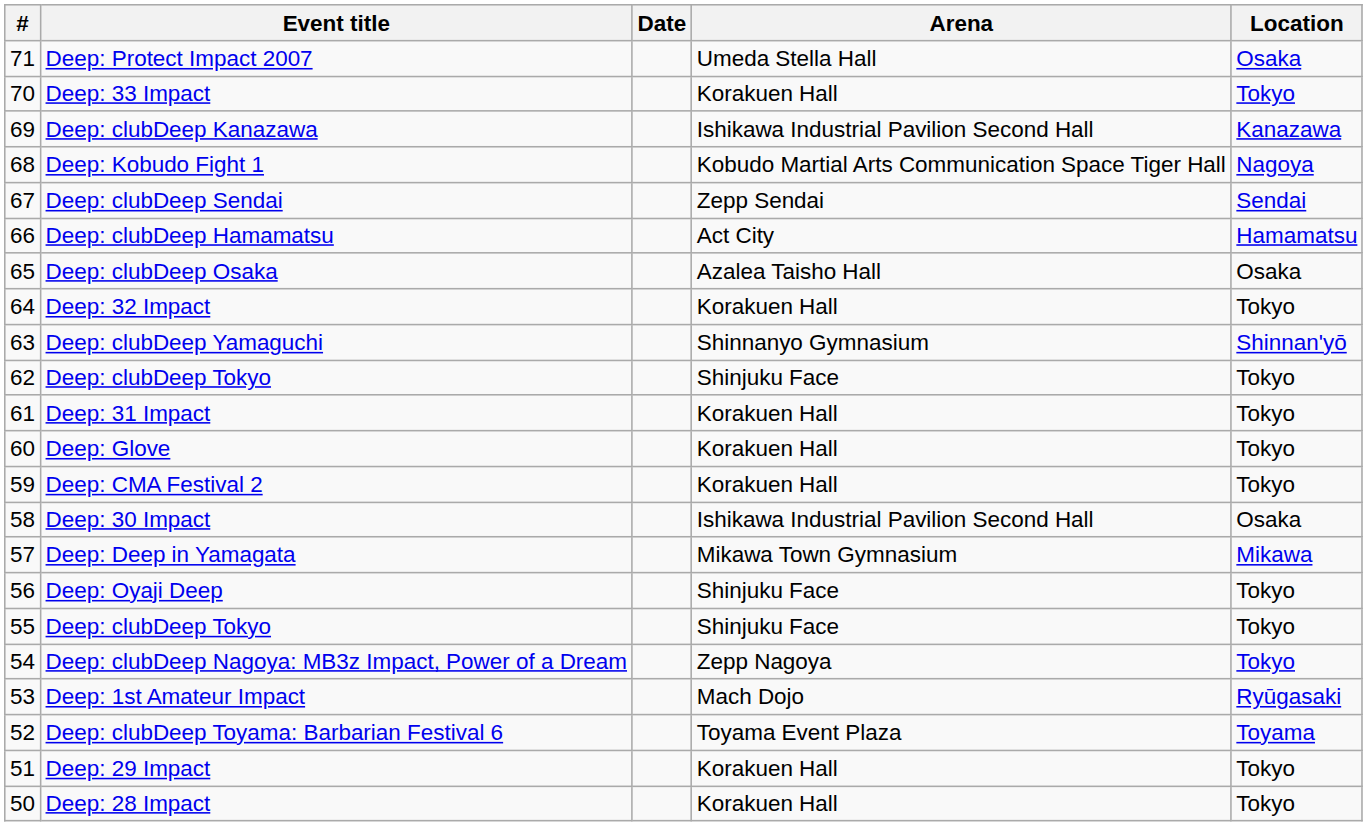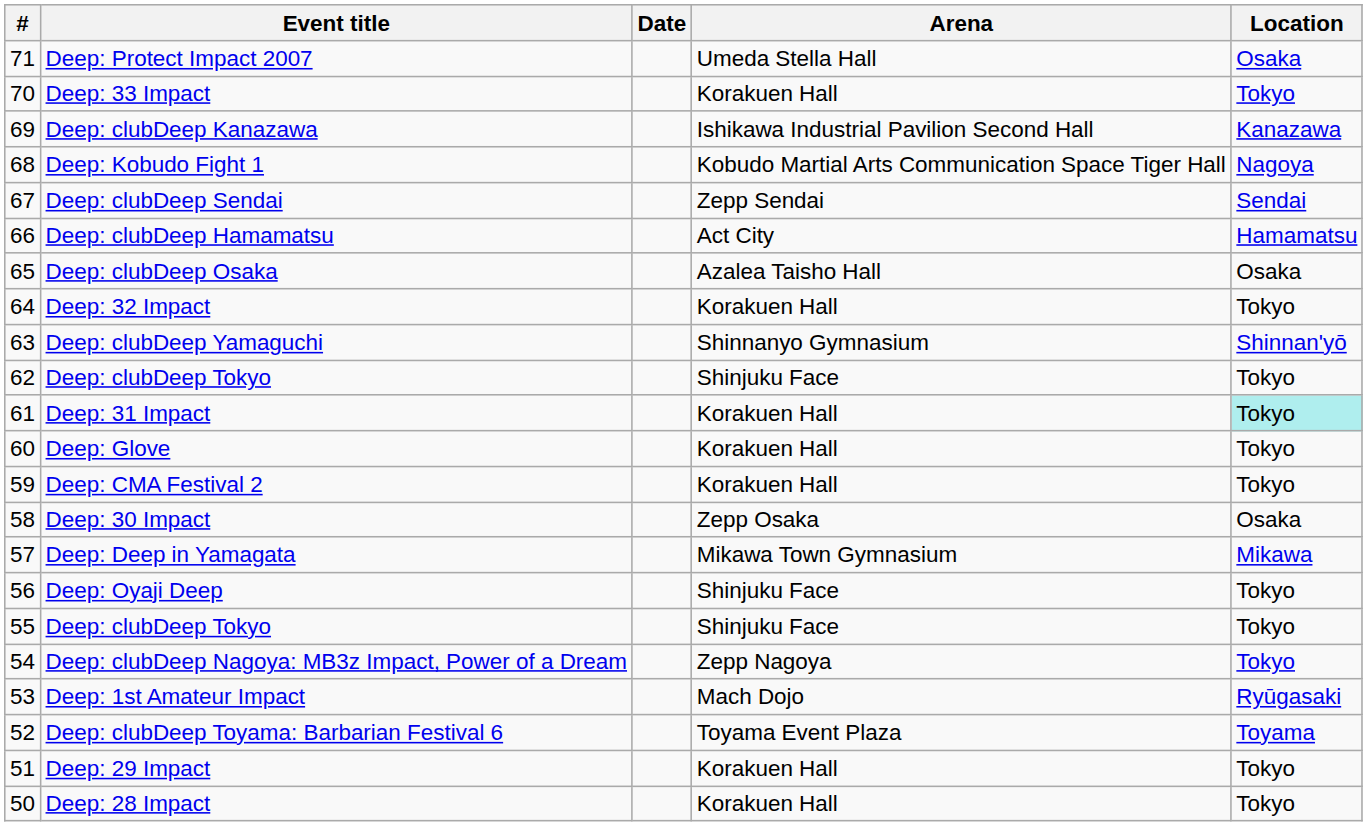(1266, 413) no background -> (1266, 413) paleturquoise background
(895, 520) Ishikawa Industrial Pavilion Second Hall -> (758, 520) Zepp Osaka
